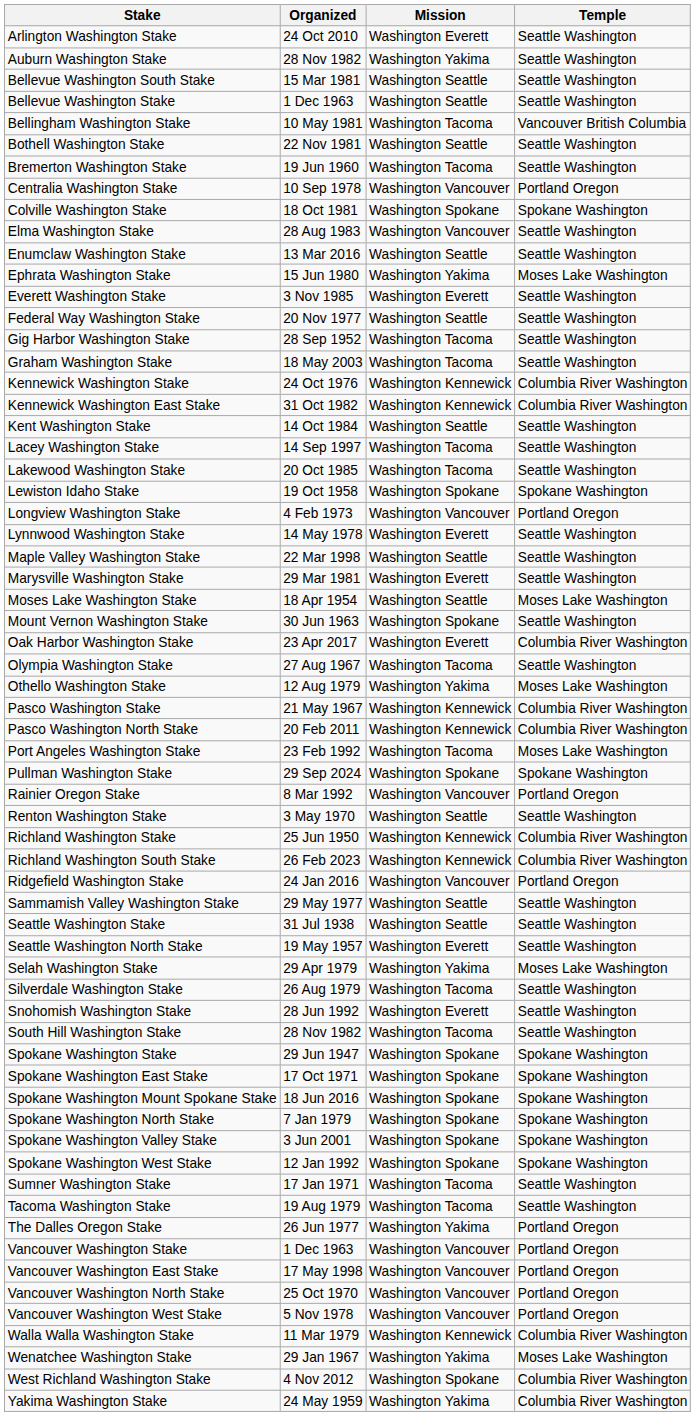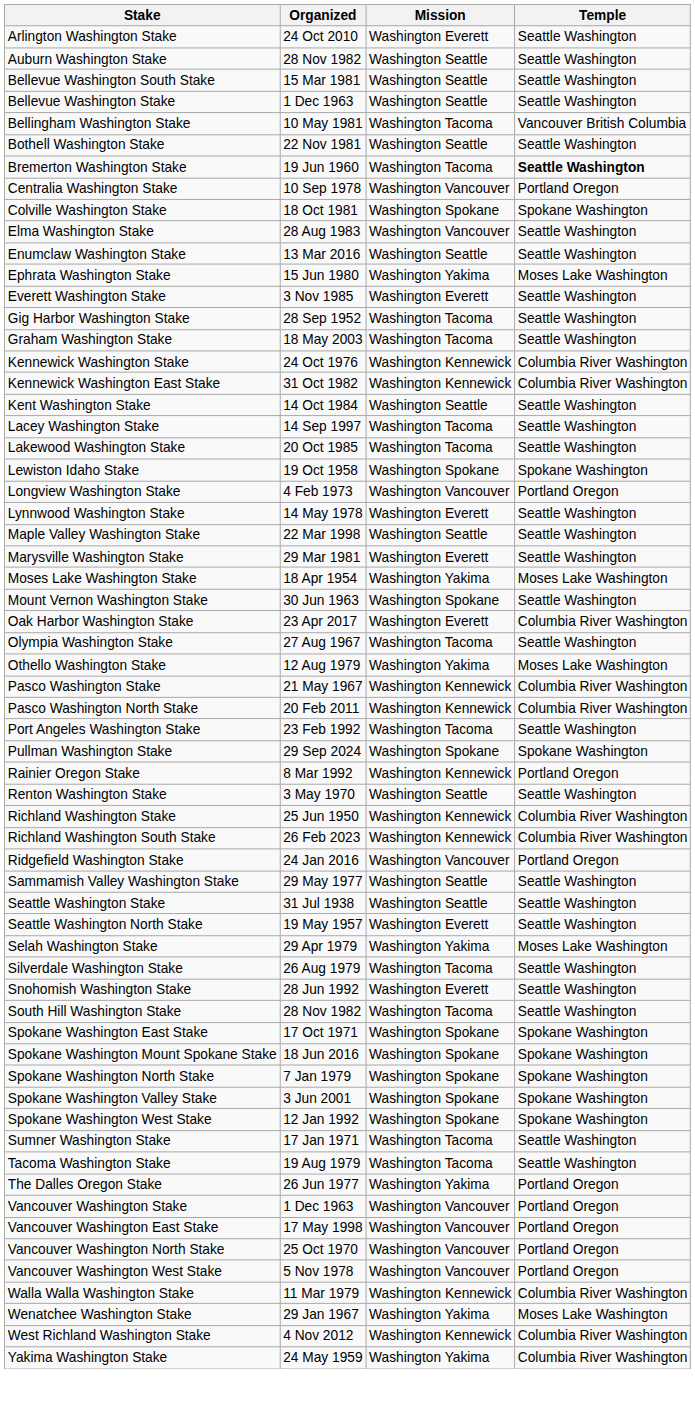(429, 58) Washington Yakima -> (428, 58) Washington Seattle
(577, 166) normal -> (581, 166) bold
- row: (104, 318)
(428, 600) Washington Seattle -> (429, 578) Washington Yakima
(593, 751) Moses Lake Washington -> (577, 729) Seattle Washington
(439, 794) Washington Vancouver -> (440, 773) Washington Kennewick
- row: (92, 1054)
(434, 1379) Washington Spokane -> (440, 1336) Washington Kennewick
